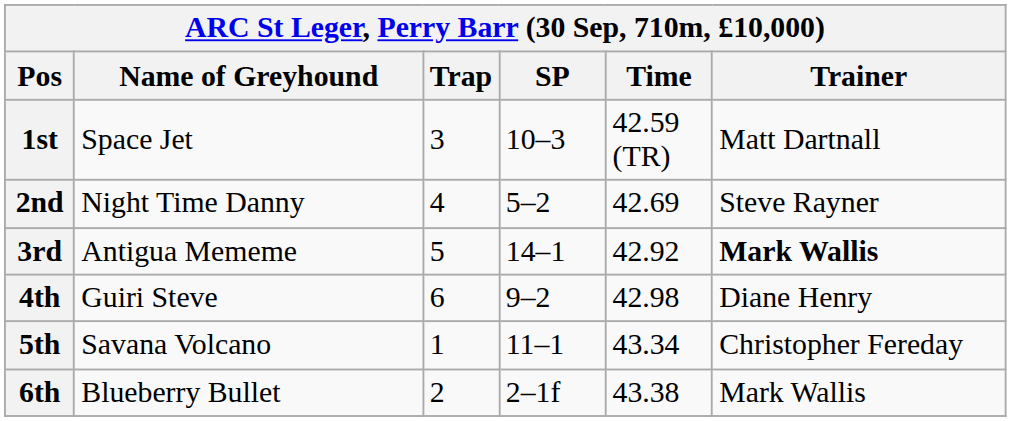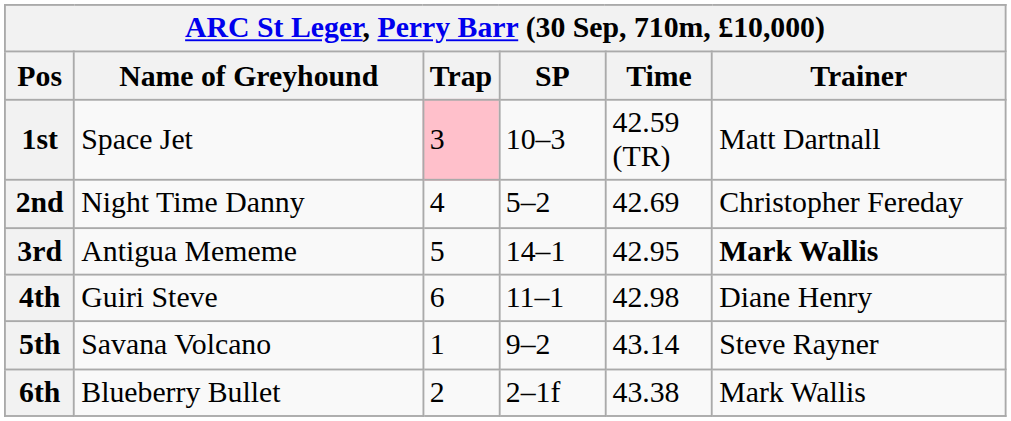(437, 139) no background -> (437, 139) pink background
(799, 203) Steve Rayner -> (841, 203) Christopher Fereday
(646, 250) 42.92 -> (646, 250) 42.95
(528, 297) 9–2 -> (535, 297) 11–1
(535, 344) 11–1 -> (528, 344) 9–2
(646, 344) 43.34 -> (646, 344) 43.14
(841, 344) Christopher Fereday -> (799, 344) Steve Rayner
